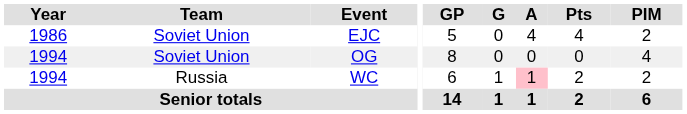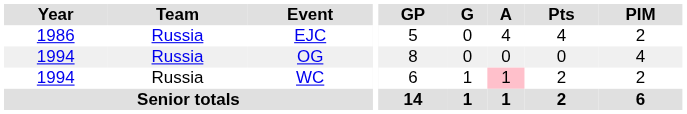(201, 35) Soviet Union -> (177, 35) Russia
(201, 56) Soviet Union -> (177, 56) Russia
